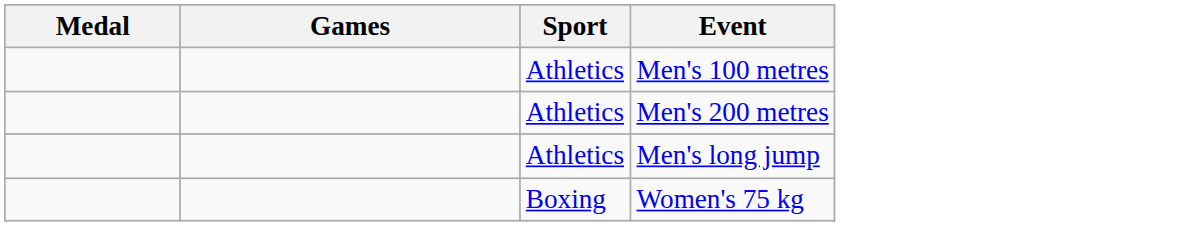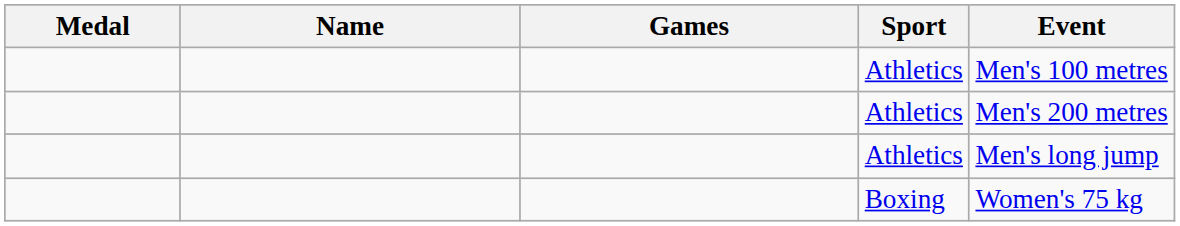+ column: (350, 26)
